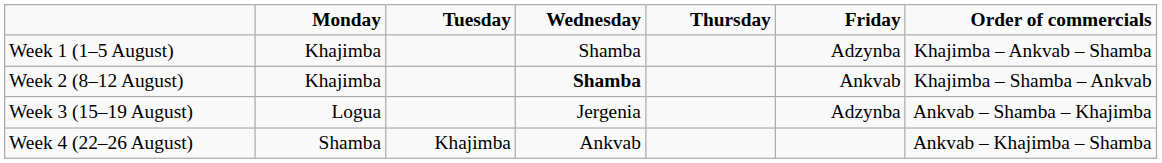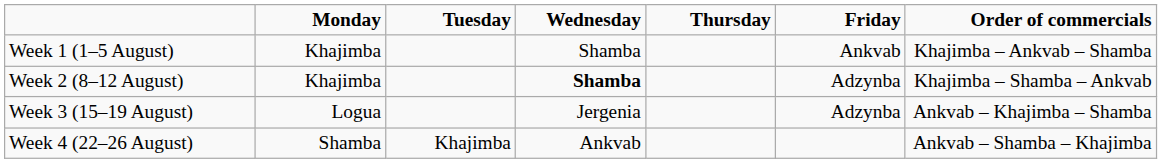(866, 50) Adzynba -> (870, 50) Ankvab
(870, 81) Ankvab -> (866, 81) Adzynba
(1032, 111) Ankvab – Shamba – Khajimba -> (1032, 111) Ankvab – Khajimba – Shamba
(1032, 142) Ankvab – Khajimba – Shamba -> (1032, 142) Ankvab – Shamba – Khajimba
